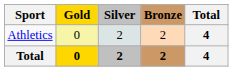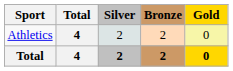columns swapped: (77, 14) <-> (206, 14)
